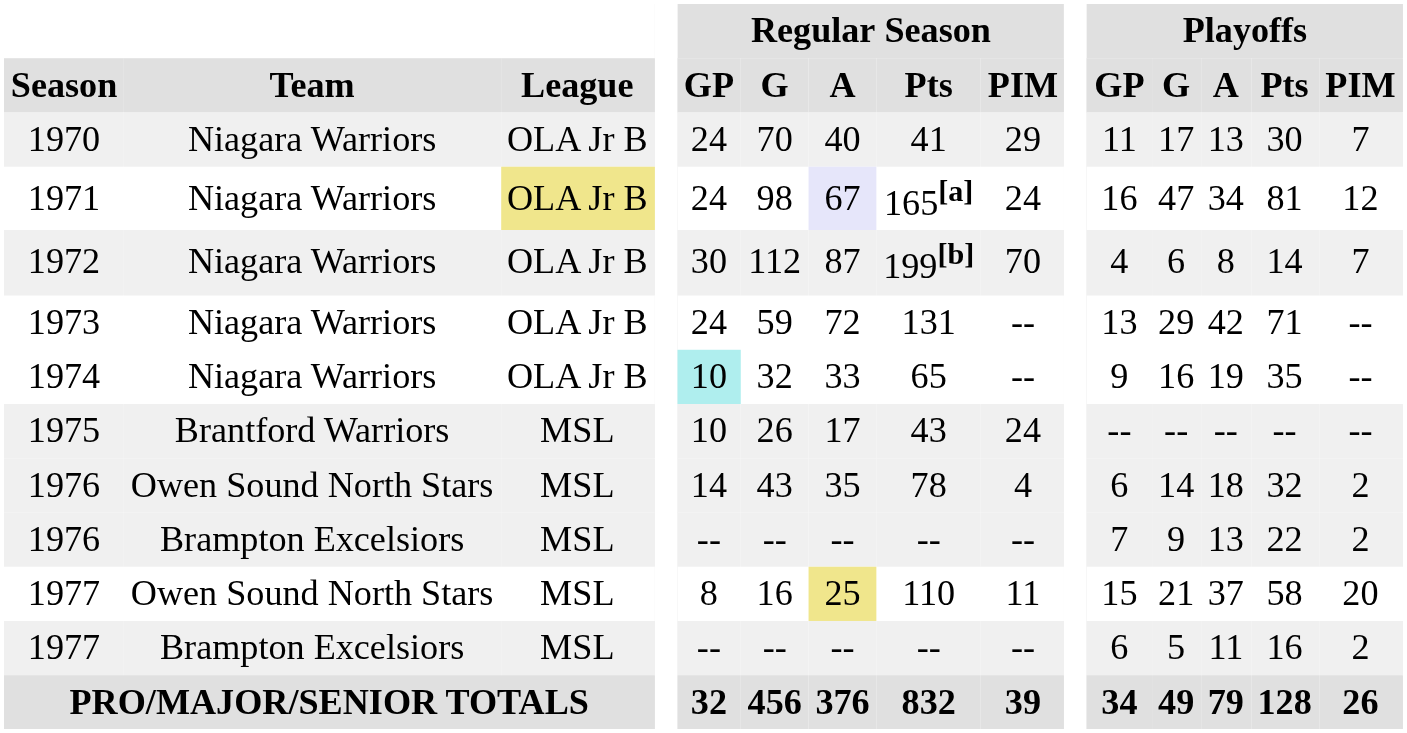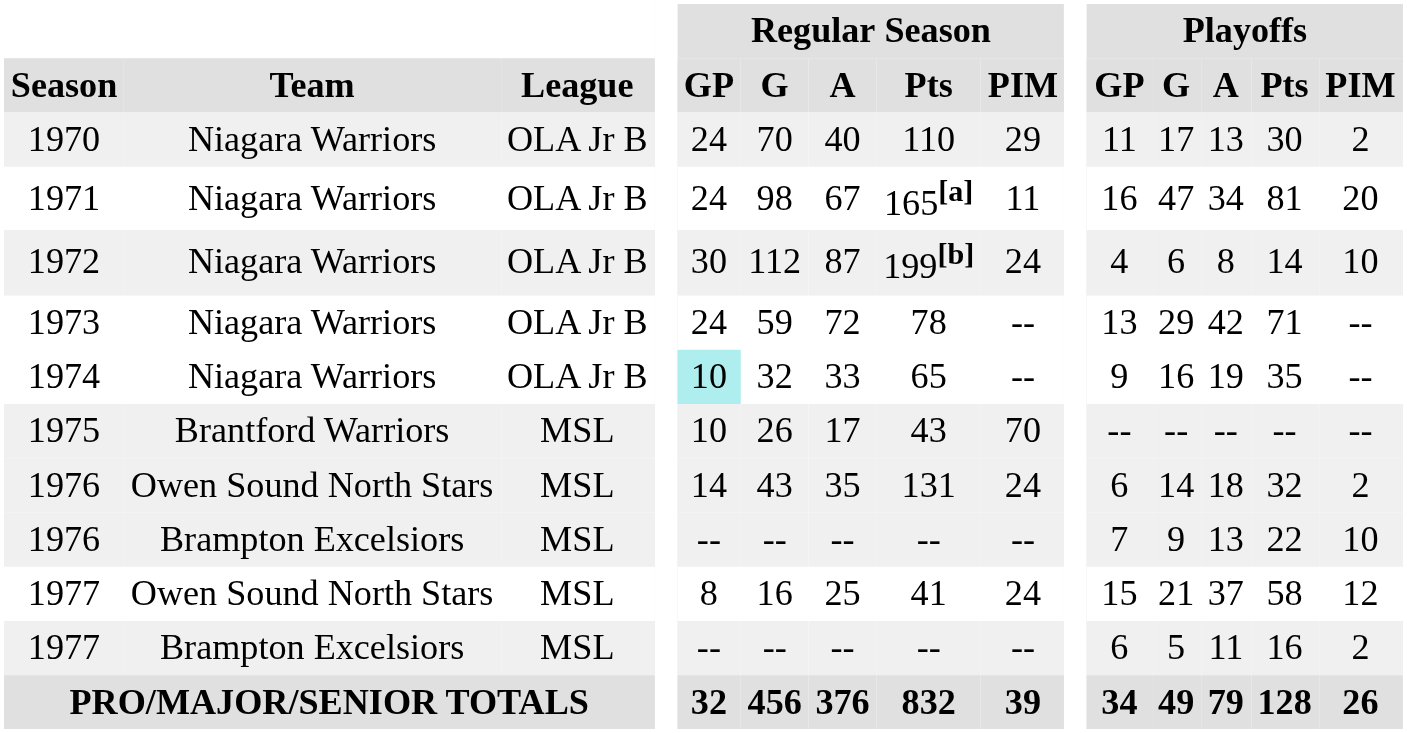(929, 138) 41 -> (929, 138) 110
(1360, 138) 7 -> (1360, 138) 2
(577, 198) khaki background -> (577, 198) no background
(842, 198) lavender background -> (842, 198) no background
(1023, 198) 24 -> (1023, 198) 11
(1360, 198) 12 -> (1360, 198) 20
(1023, 262) 70 -> (1023, 262) 24
(1360, 262) 7 -> (1360, 262) 10
(929, 321) 131 -> (929, 321) 78
(1023, 429) 24 -> (1023, 429) 70
(929, 483) 78 -> (929, 483) 131
(1023, 483) 4 -> (1023, 483) 24
(1360, 538) 2 -> (1360, 538) 10
(842, 592) khaki background -> (842, 592) no background
(929, 592) 110 -> (929, 592) 41
(1023, 592) 11 -> (1023, 592) 24
(1360, 592) 20 -> (1360, 592) 12
